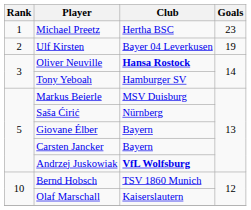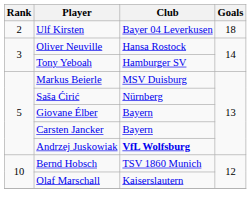- row: (68, 29)
(230, 46) 19 -> (230, 29) 18
(156, 63) bold -> (154, 46) normal
